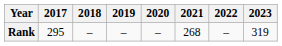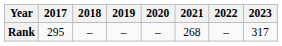(260, 31) 319 -> (260, 31) 317
